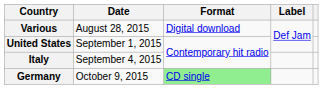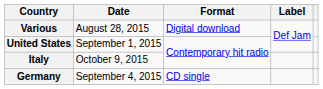(119, 60) September 4, 2015 -> (112, 60) October 9, 2015
(112, 76) October 9, 2015 -> (119, 76) September 4, 2015
(188, 76) lightgreen background -> (188, 76) no background
